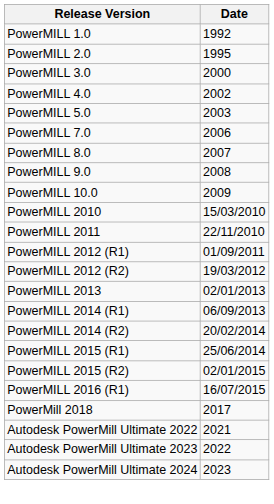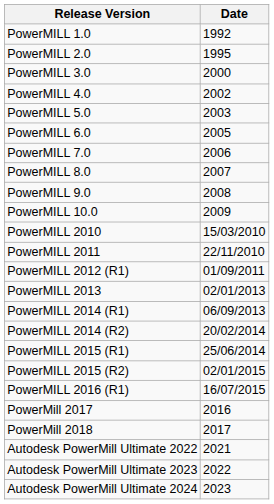+ row: (49, 133)
- row: (68, 271)
+ row: (50, 410)
